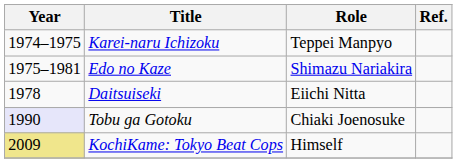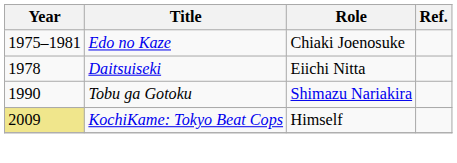- row: (154, 42)
(351, 68) Shimazu Nariakira -> (348, 42) Chiaki Joenosuke
(24, 119) lavender background -> (24, 94) no background
(348, 119) Chiaki Joenosuke -> (351, 94) Shimazu Nariakira
